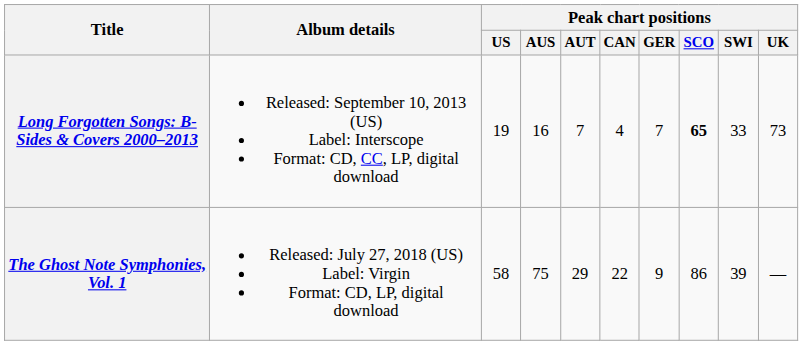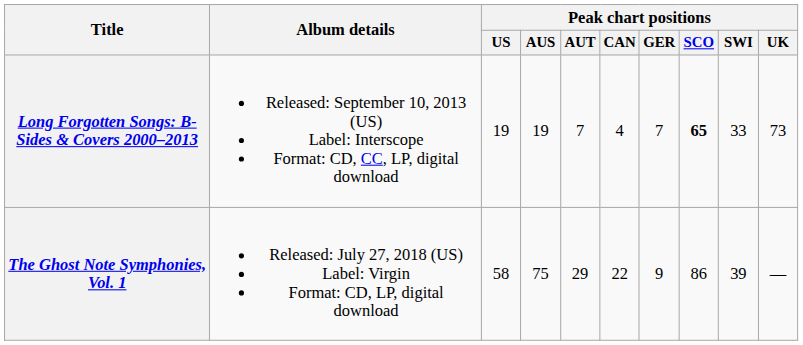(541, 130) 16 -> (541, 130) 19
